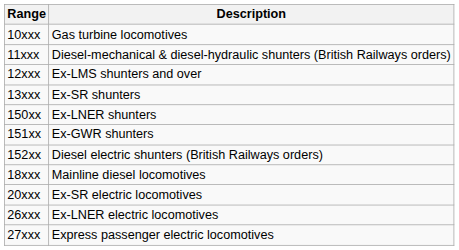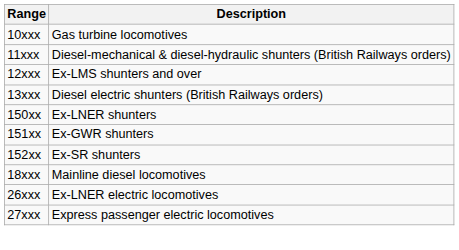(96, 94) Ex-SR shunters -> (187, 94) Diesel electric shunters (British Railways orders)
(187, 154) Diesel electric shunters (British Railways orders) -> (96, 154) Ex-SR shunters
- row: (24, 194)
